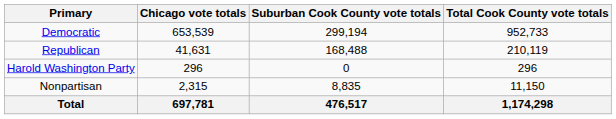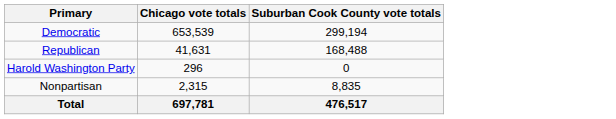- column: (527, 13)
